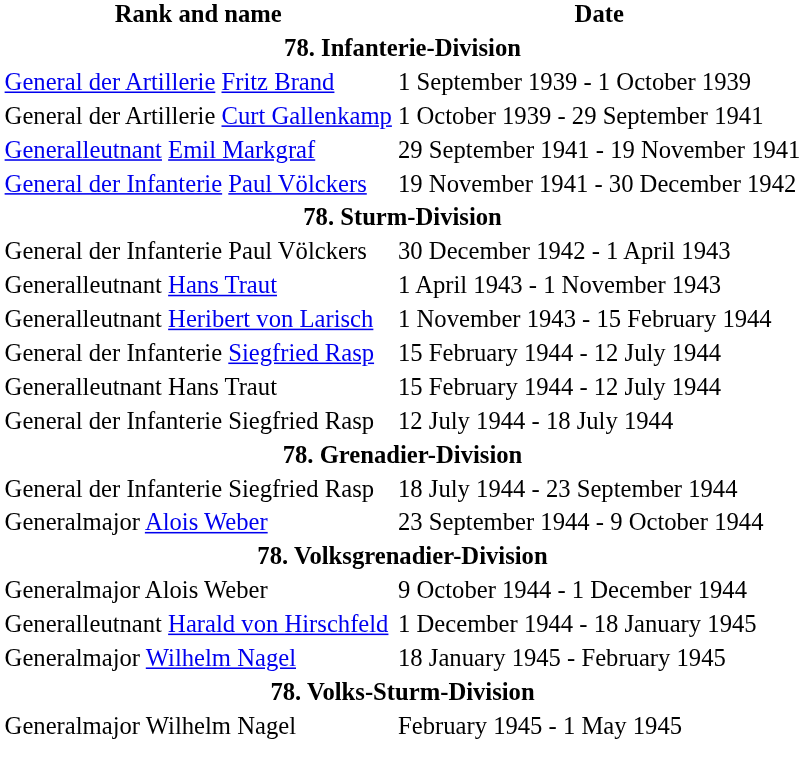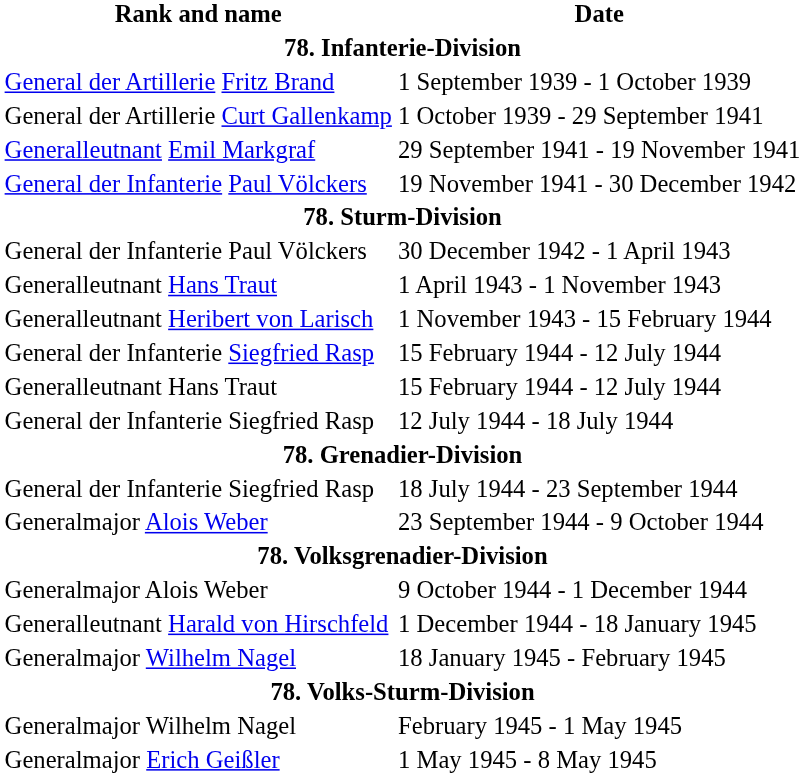+ row: (142, 759)
